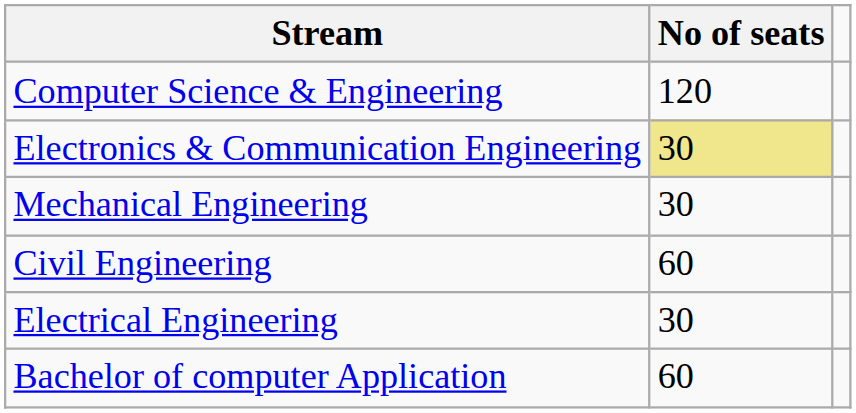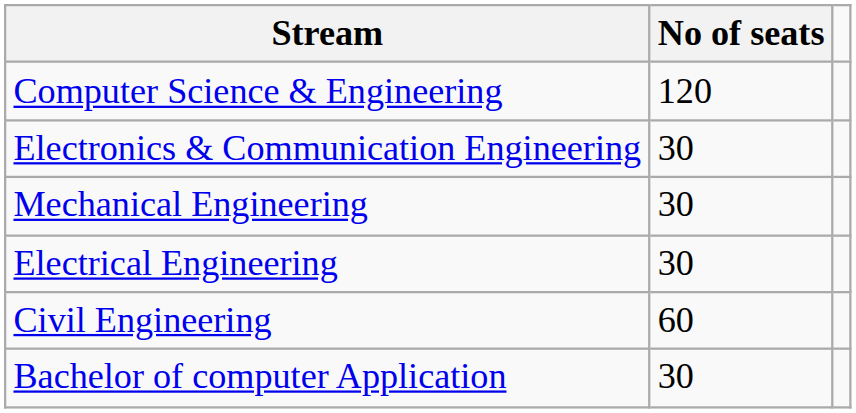(676, 147) khaki background -> (676, 147) no background
rows swapped: (143, 262) <-> (176, 319)
(676, 377) 60 -> (676, 377) 30
